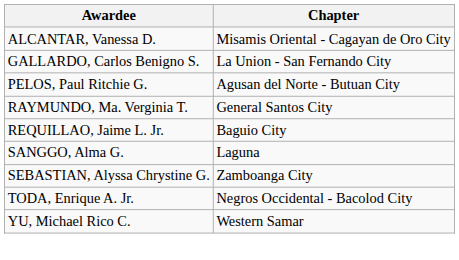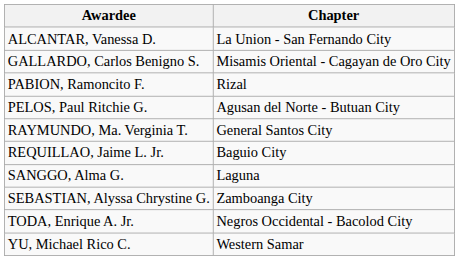(334, 38) Misamis Oriental - Cagayan de Oro City -> (304, 38) La Union - San Fernando City
(304, 61) La Union - San Fernando City -> (334, 61) Misamis Oriental - Cagayan de Oro City
+ row: (76, 84)
